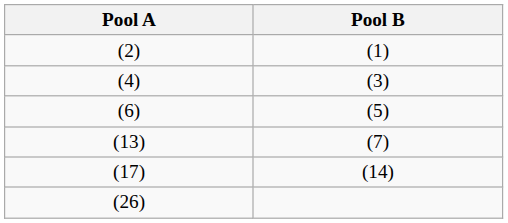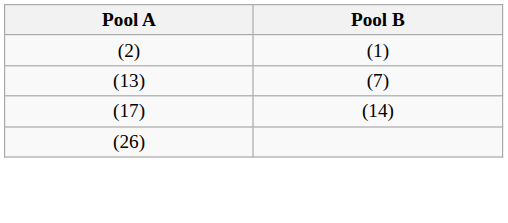- row: (129, 80)
- row: (129, 111)
